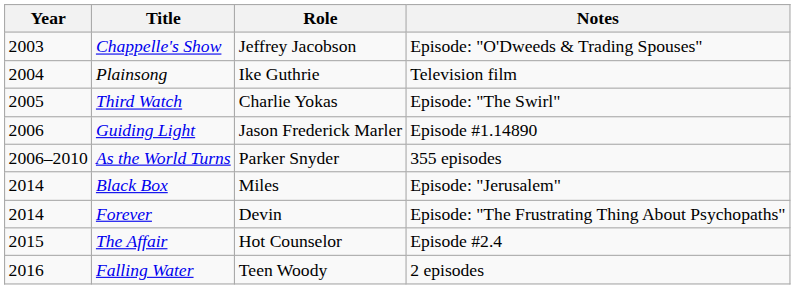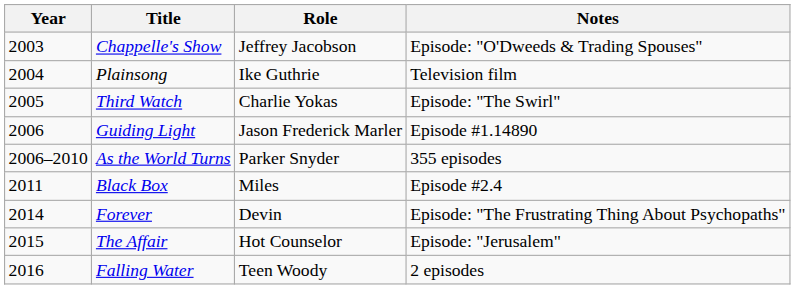(26, 185) 2014 -> (26, 185) 2011
(486, 185) Episode: "Jerusalem" -> (456, 185) Episode #2.4
(456, 241) Episode #2.4 -> (486, 241) Episode: "Jerusalem"
